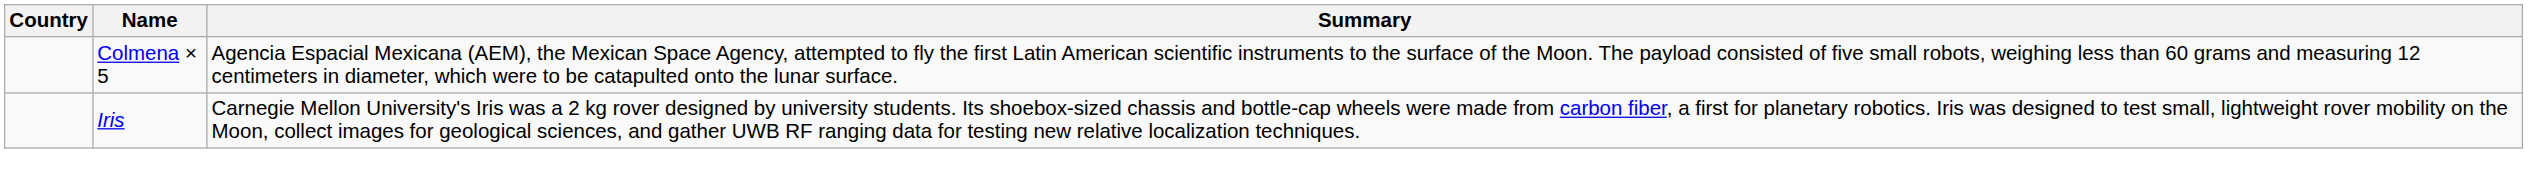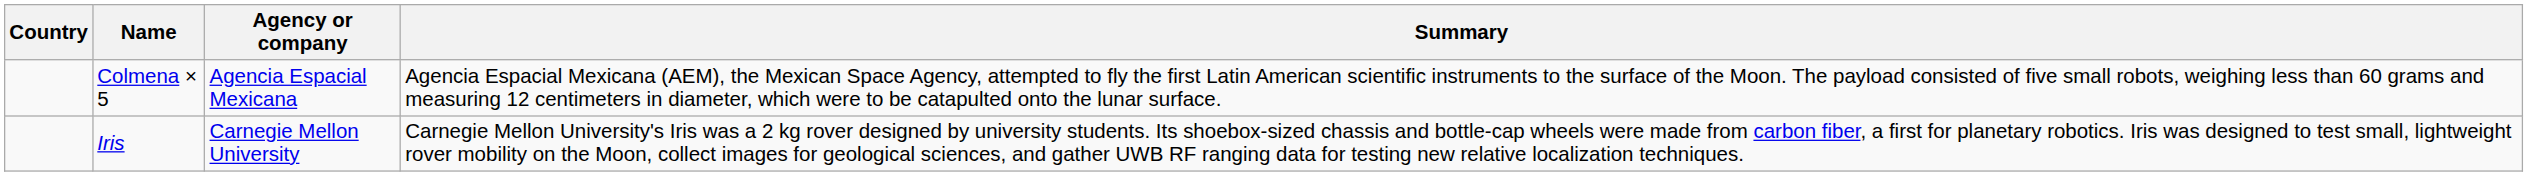+ column: (303, 32)
